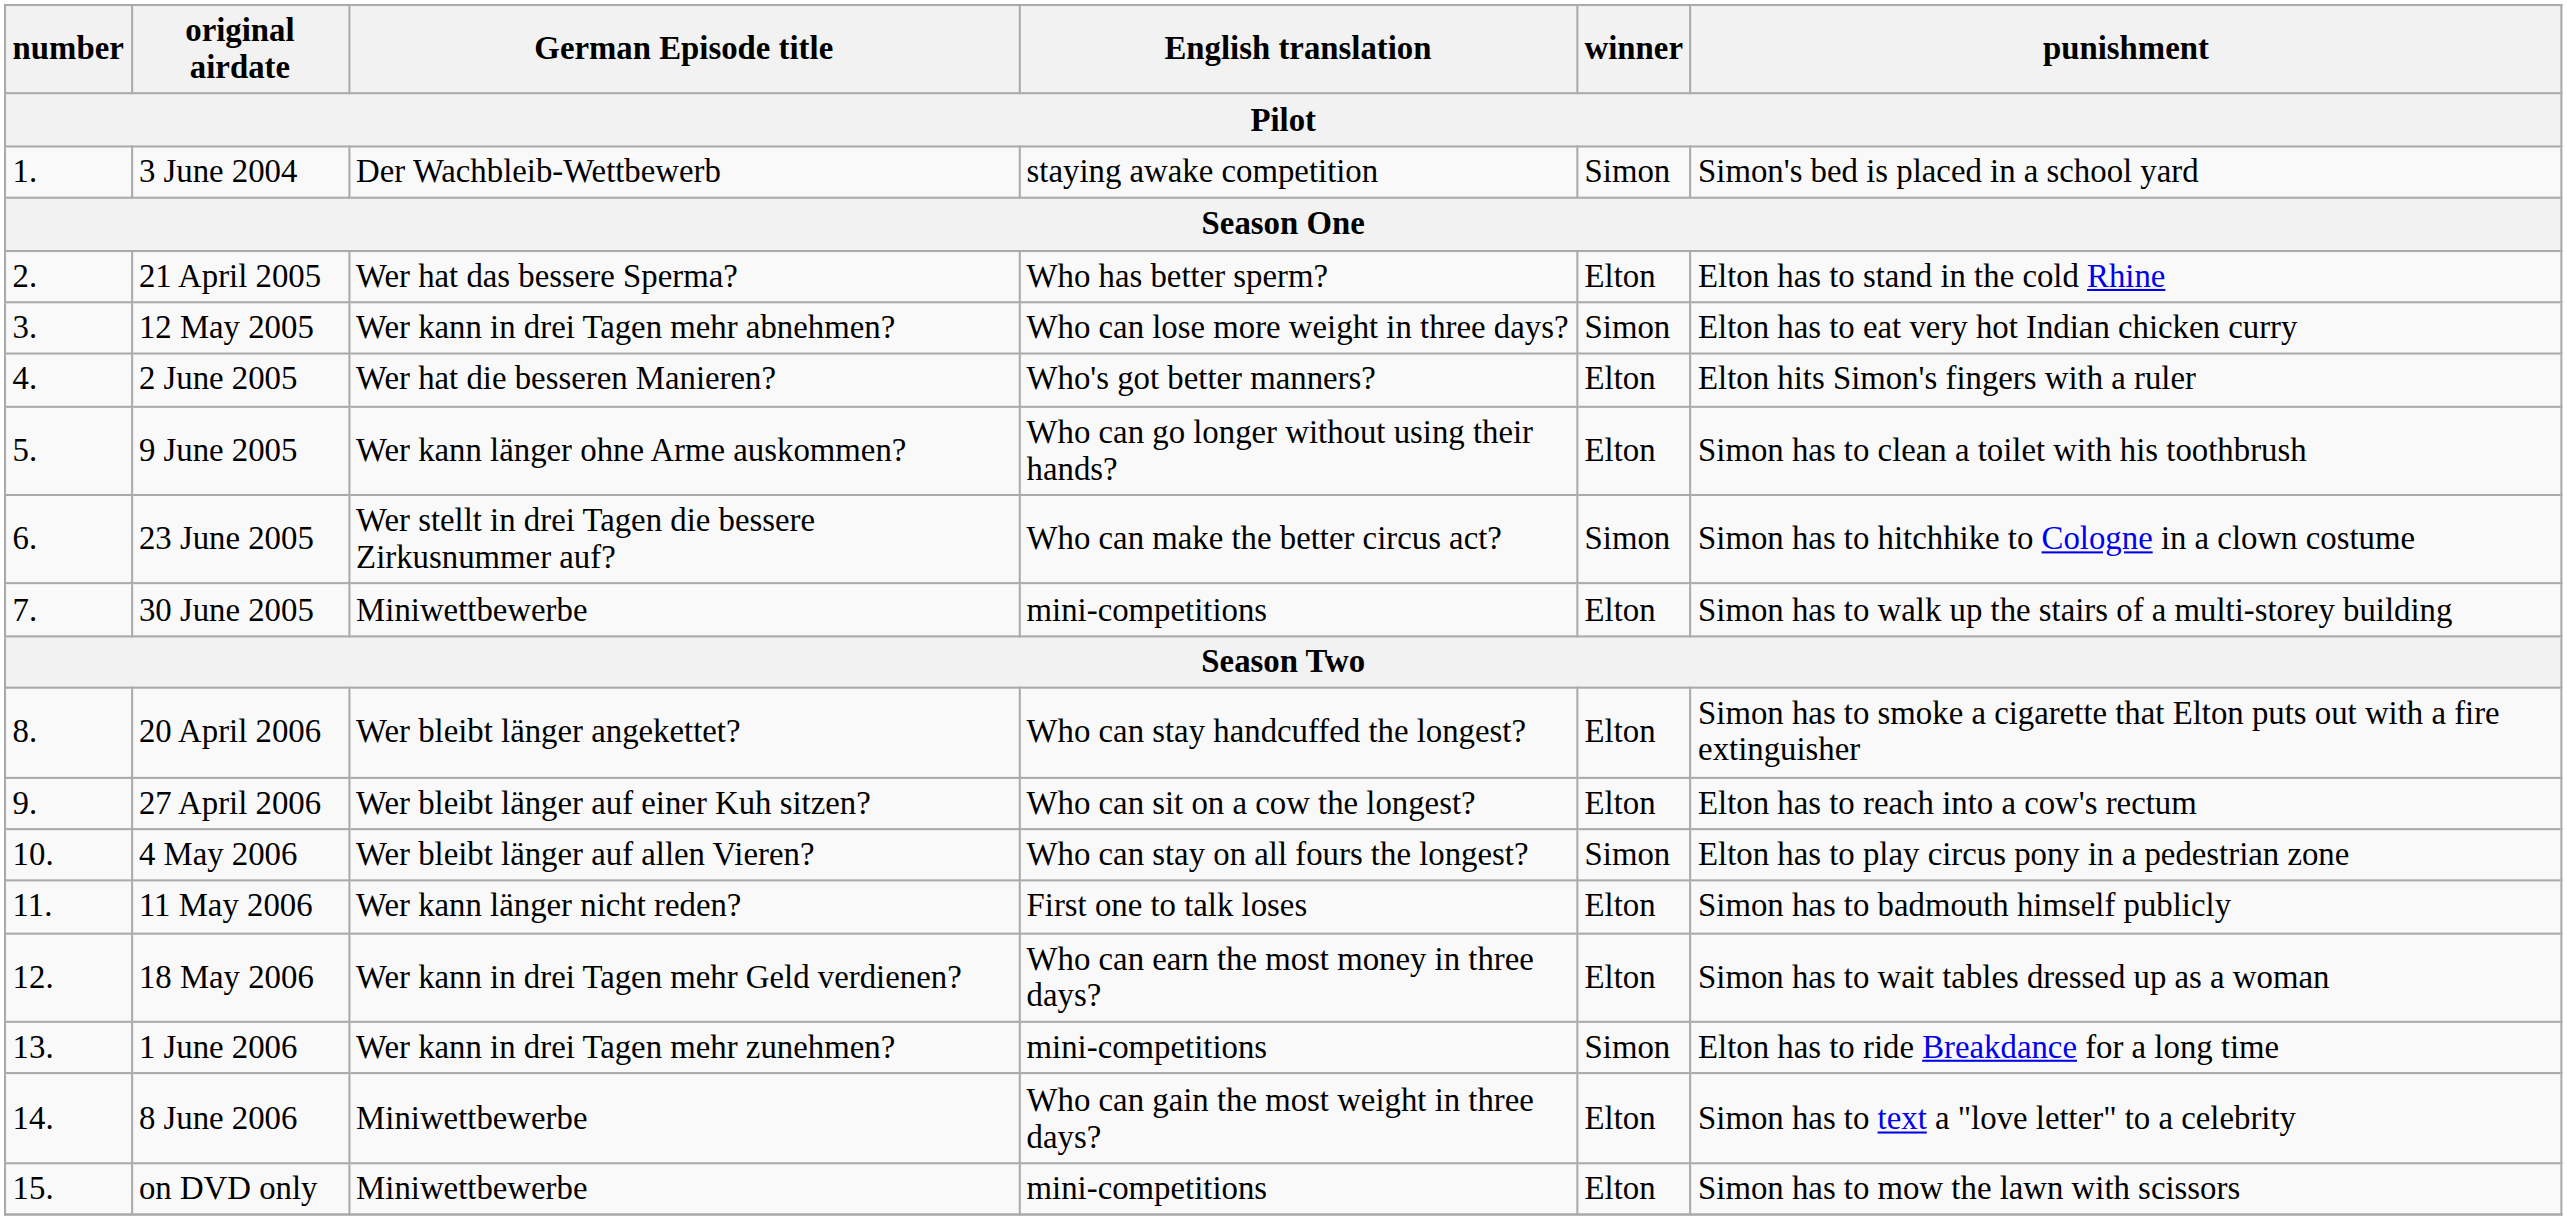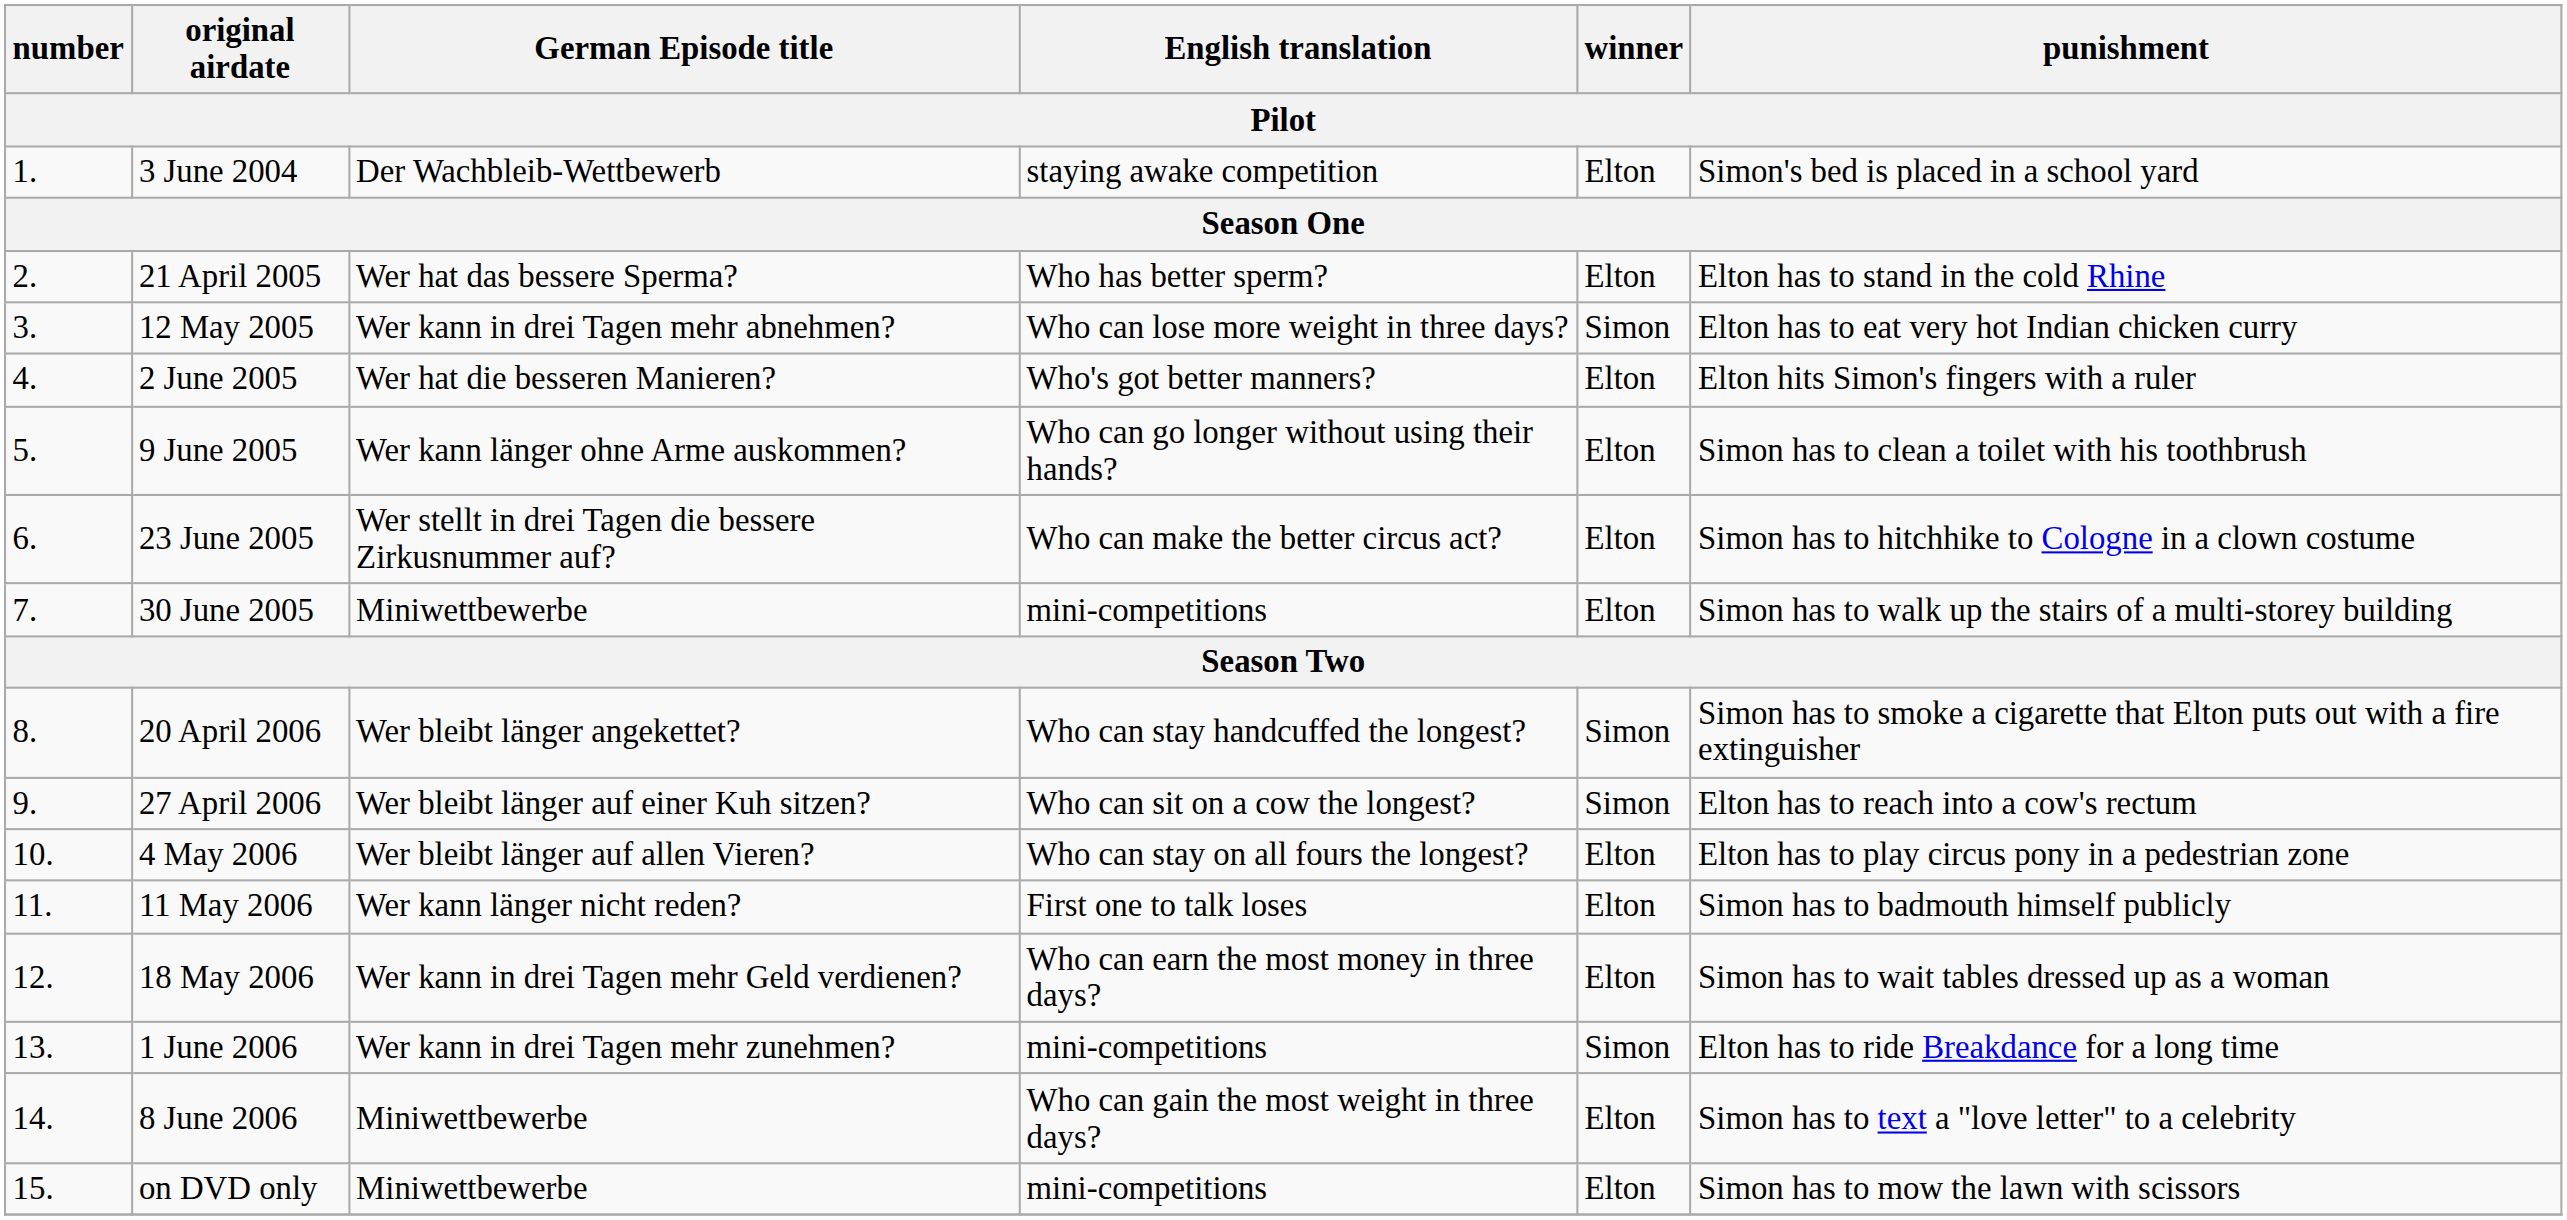(1627, 171) Simon -> (1620, 171) Elton
(1627, 538) Simon -> (1620, 538) Elton
(1620, 731) Elton -> (1627, 731) Simon
(1620, 802) Elton -> (1627, 802) Simon
(1627, 854) Simon -> (1620, 854) Elton
